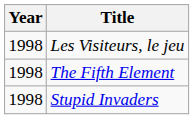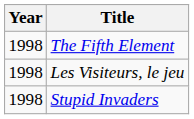rows swapped: (118, 45) <-> (112, 72)
